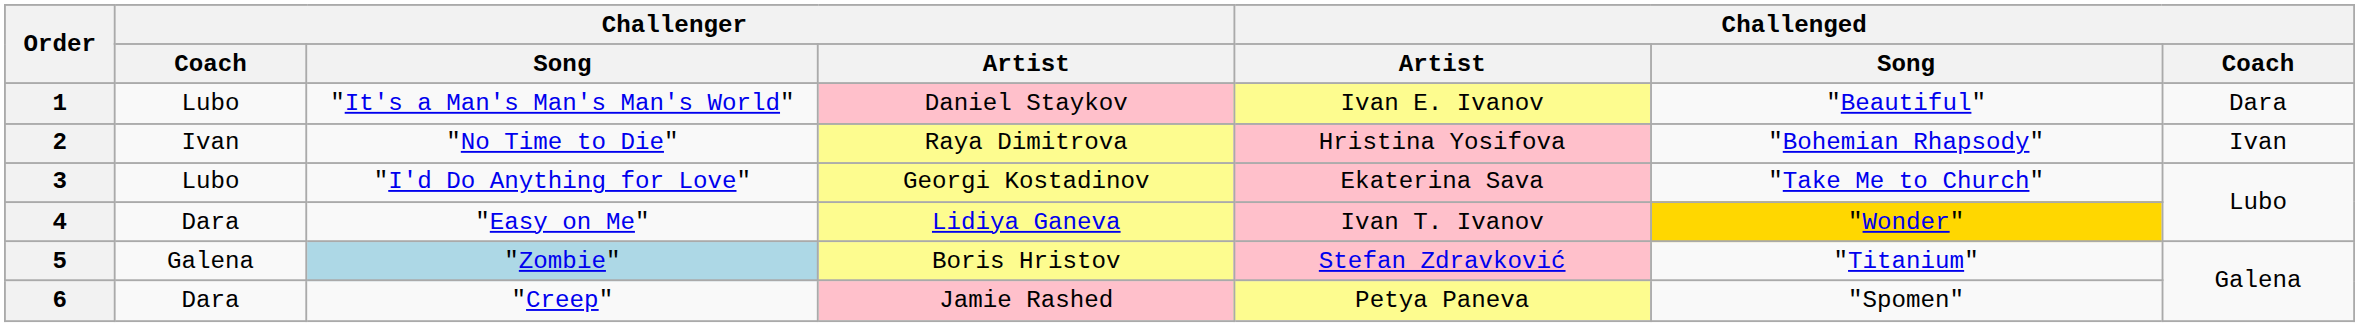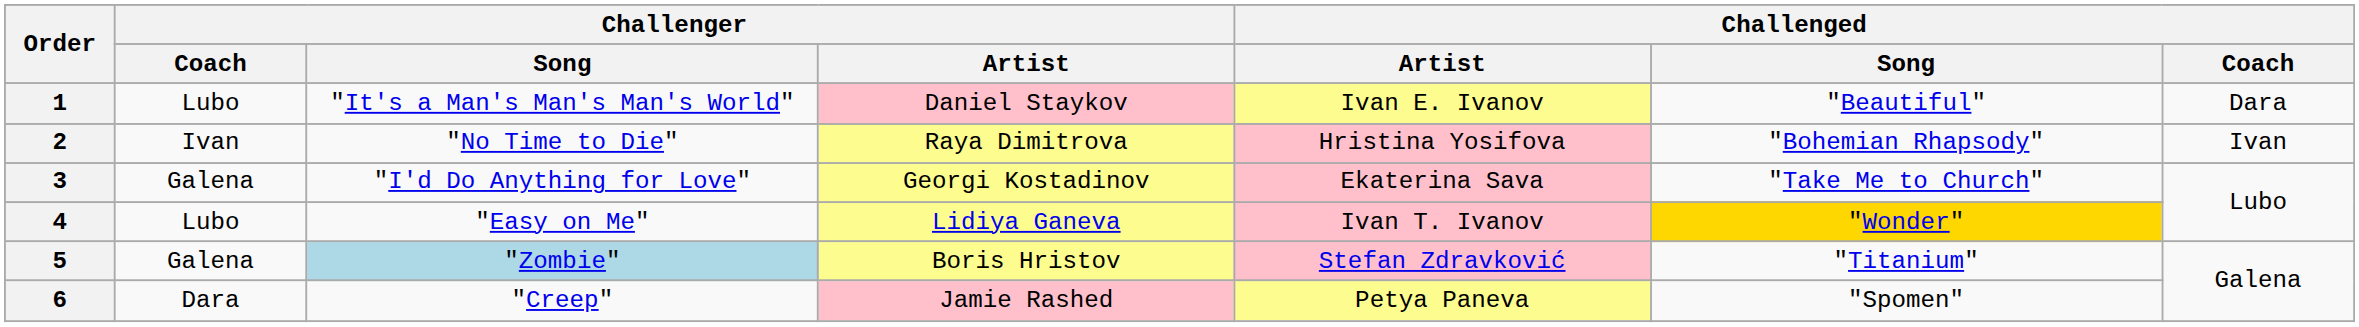(210, 182) Lubo -> (210, 182) Galena
(210, 222) Dara -> (210, 222) Lubo
